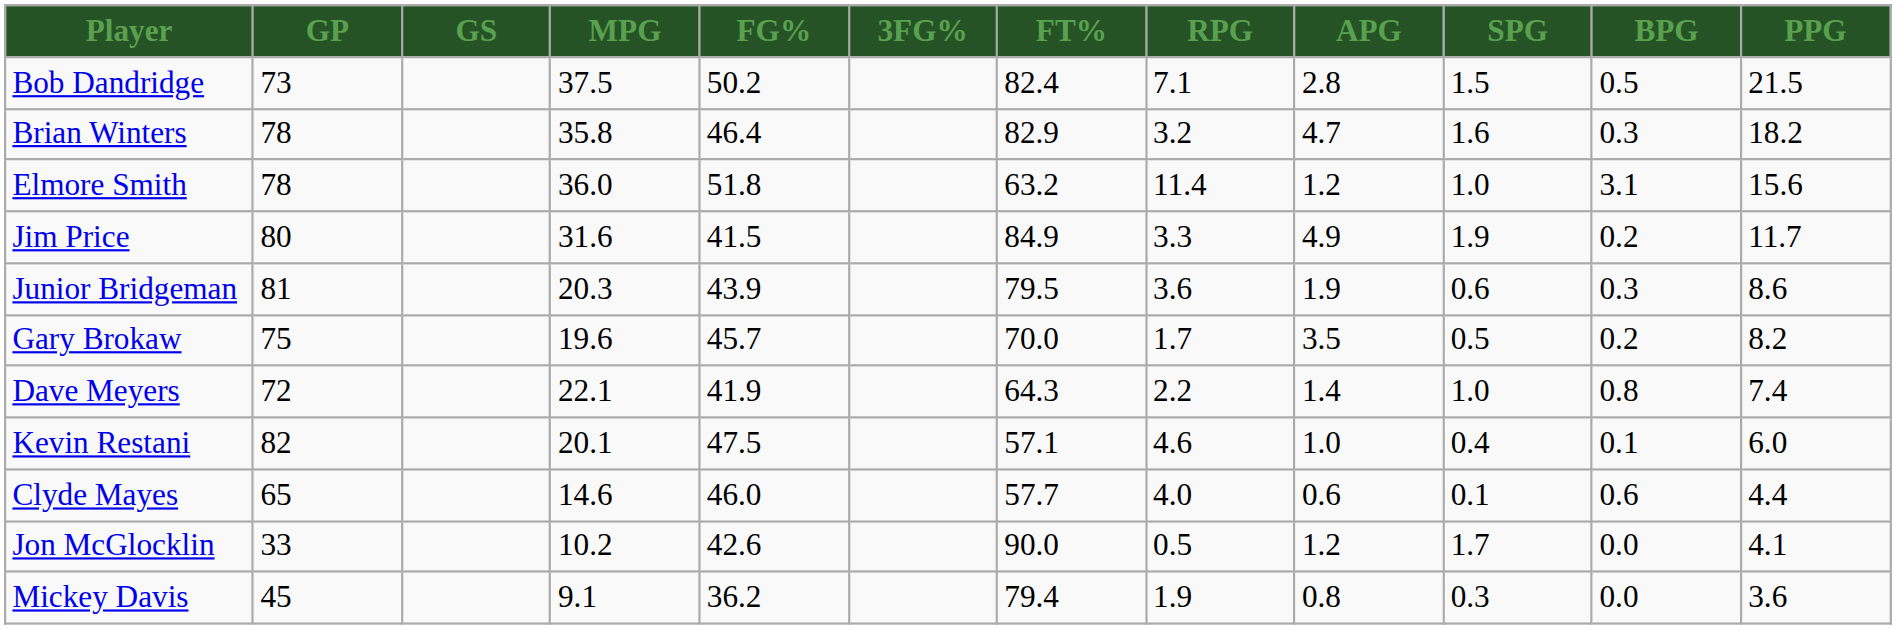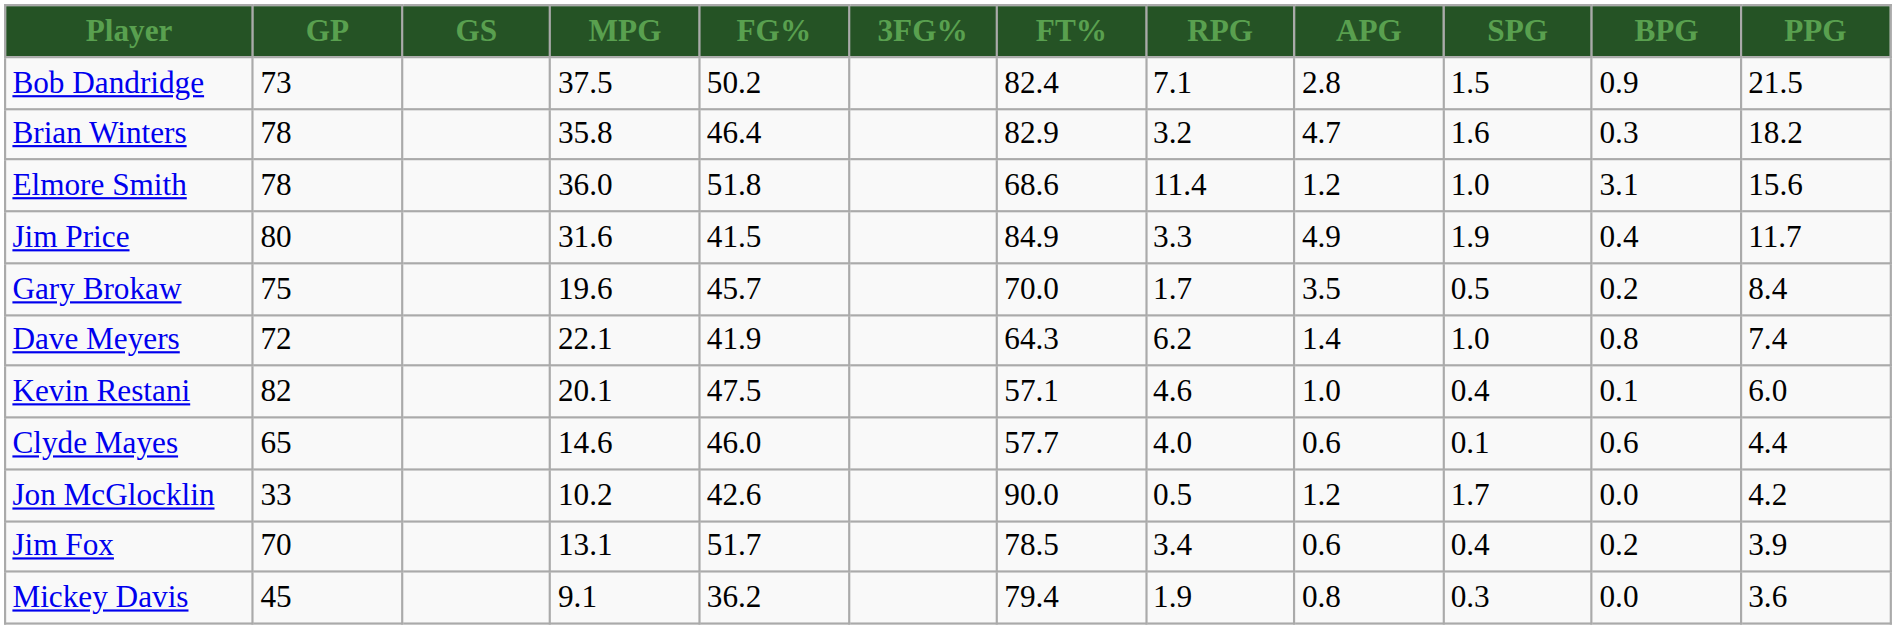(1619, 82) 0.5 -> (1619, 82) 0.9
(1032, 185) 63.2 -> (1032, 185) 68.6
(1619, 236) 0.2 -> (1619, 236) 0.4
- row: (125, 288)
(1768, 339) 8.2 -> (1768, 288) 8.4
(1173, 391) 2.2 -> (1173, 339) 6.2
(1768, 546) 4.1 -> (1768, 494) 4.2
+ row: (63, 546)
